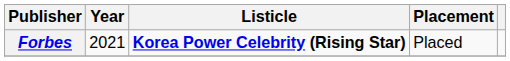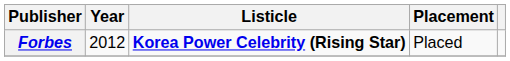(107, 42) 2021 -> (107, 42) 2012
